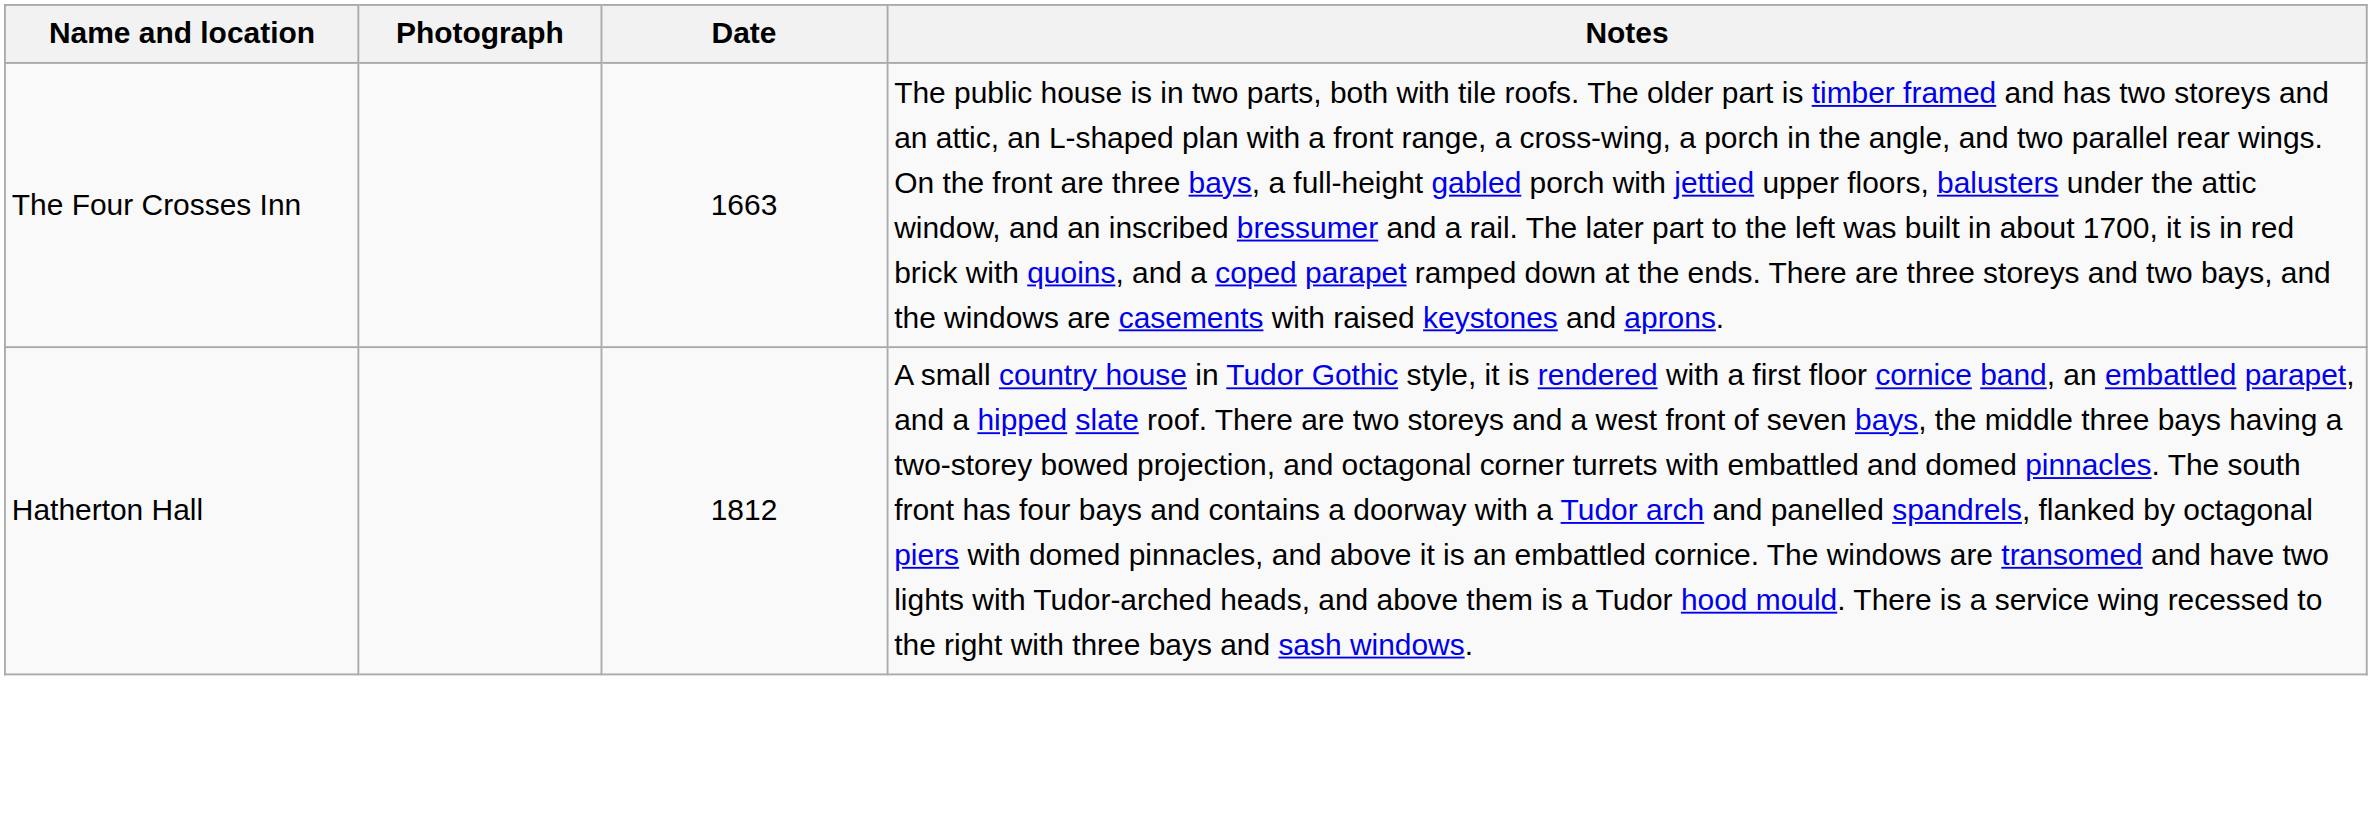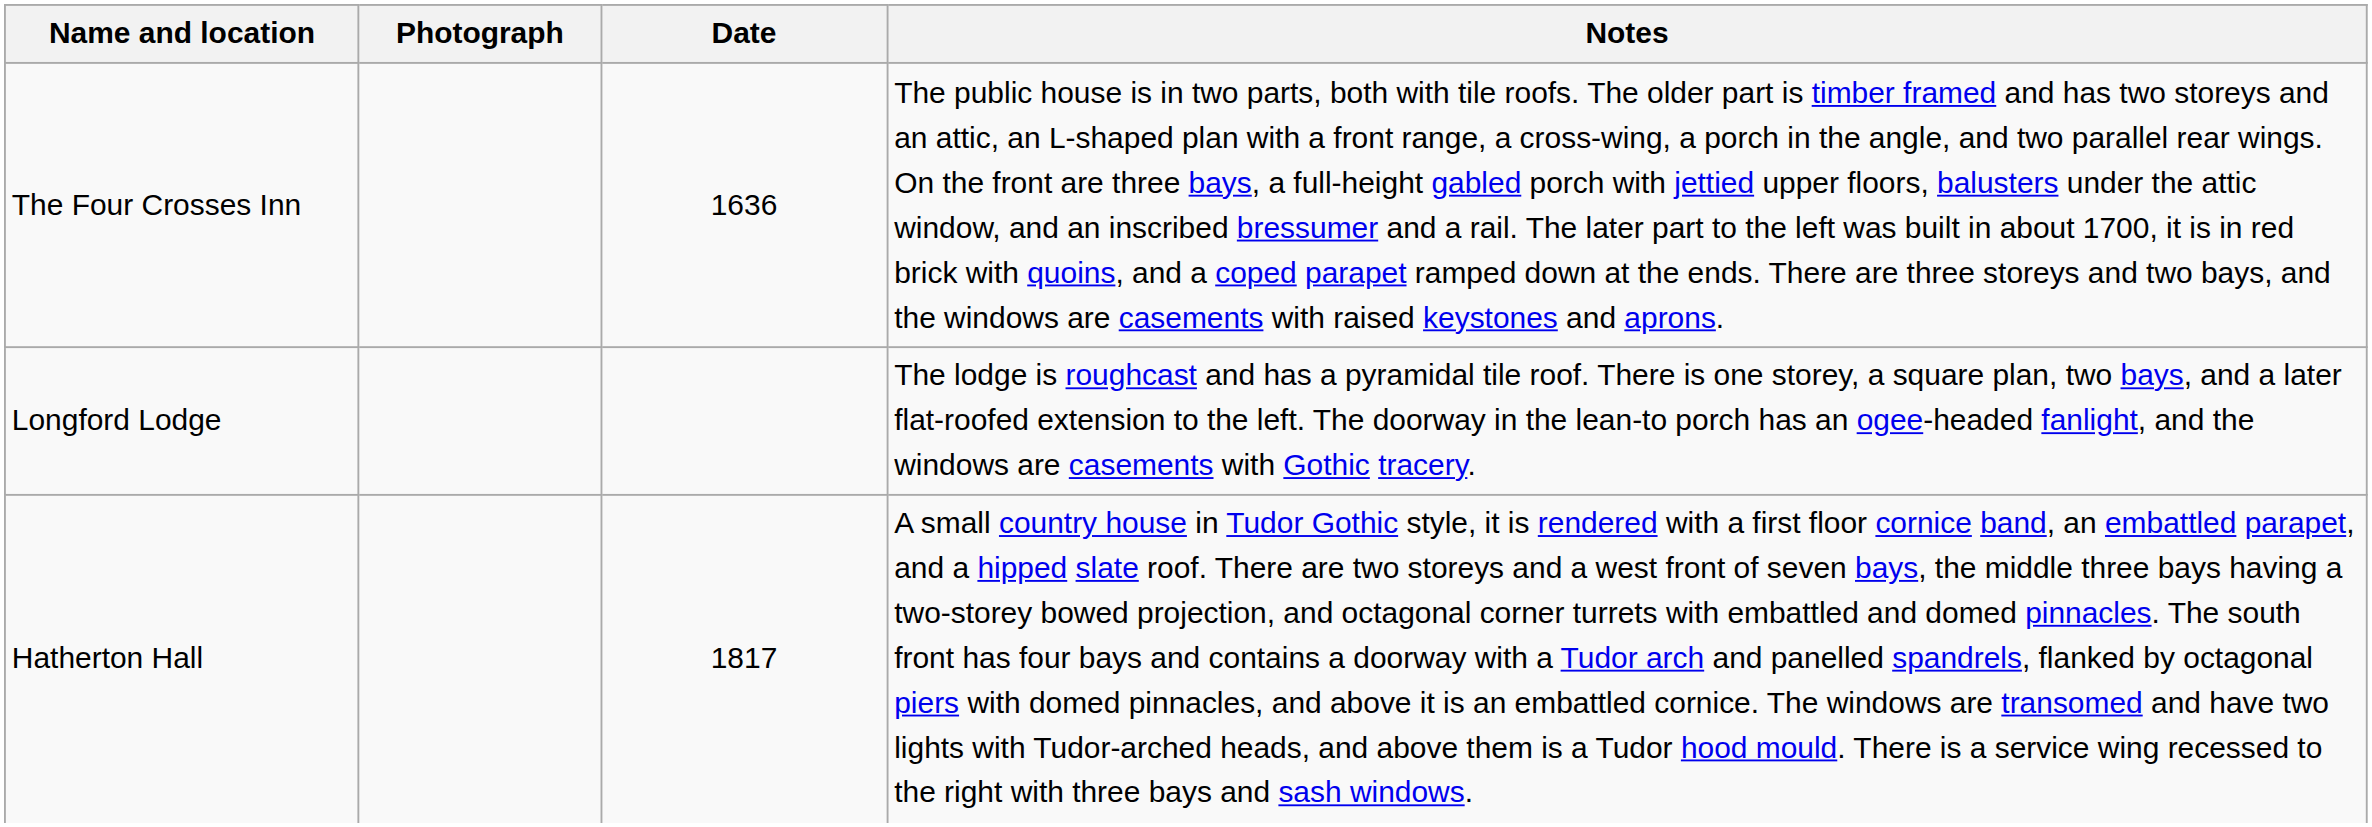(744, 204) 1663 -> (744, 204) 1636
+ row: (117, 420)
(744, 510) 1812 -> (744, 658) 1817
